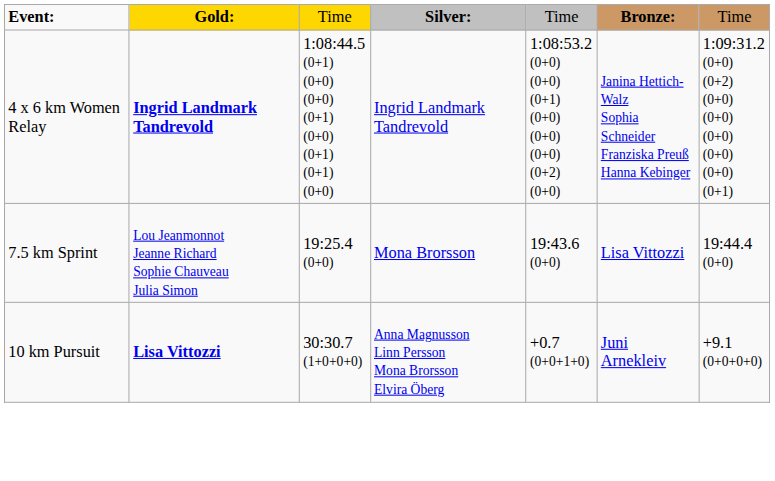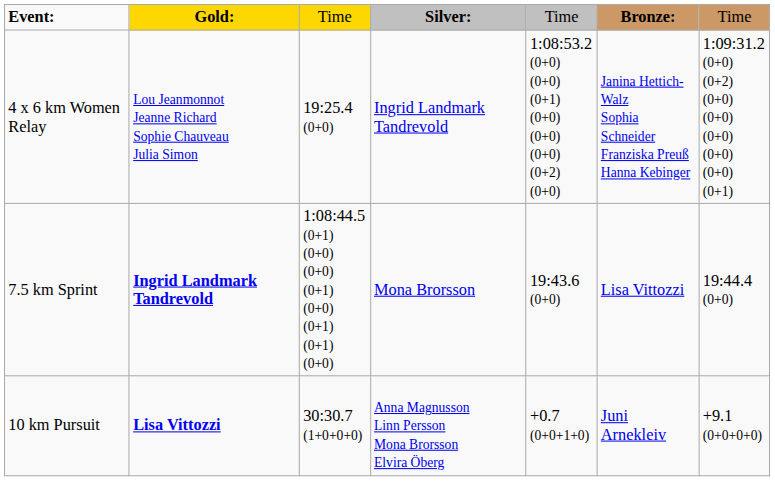(195, 116) Ingrid Landmark Tandrevold -> (181, 126) Lou Jeanmonnot Jeanne Richard Sophie Chauveau Julia Simon
(334, 116) 1:08:44.5 (0+1) (0+0) (0+0) (0+1) (0+0) (0+1) (0+1) (0+0) -> (328, 116) 19:25.4 (0+0)
(181, 263) Lou Jeanmonnot Jeanne Richard Sophie Chauveau Julia Simon -> (195, 289) Ingrid Landmark Tandrevold
(328, 252) 19:25.4 (0+0) -> (334, 289) 1:08:44.5 (0+1) (0+0) (0+0) (0+1) (0+0) (0+1) (0+1) (0+0)
